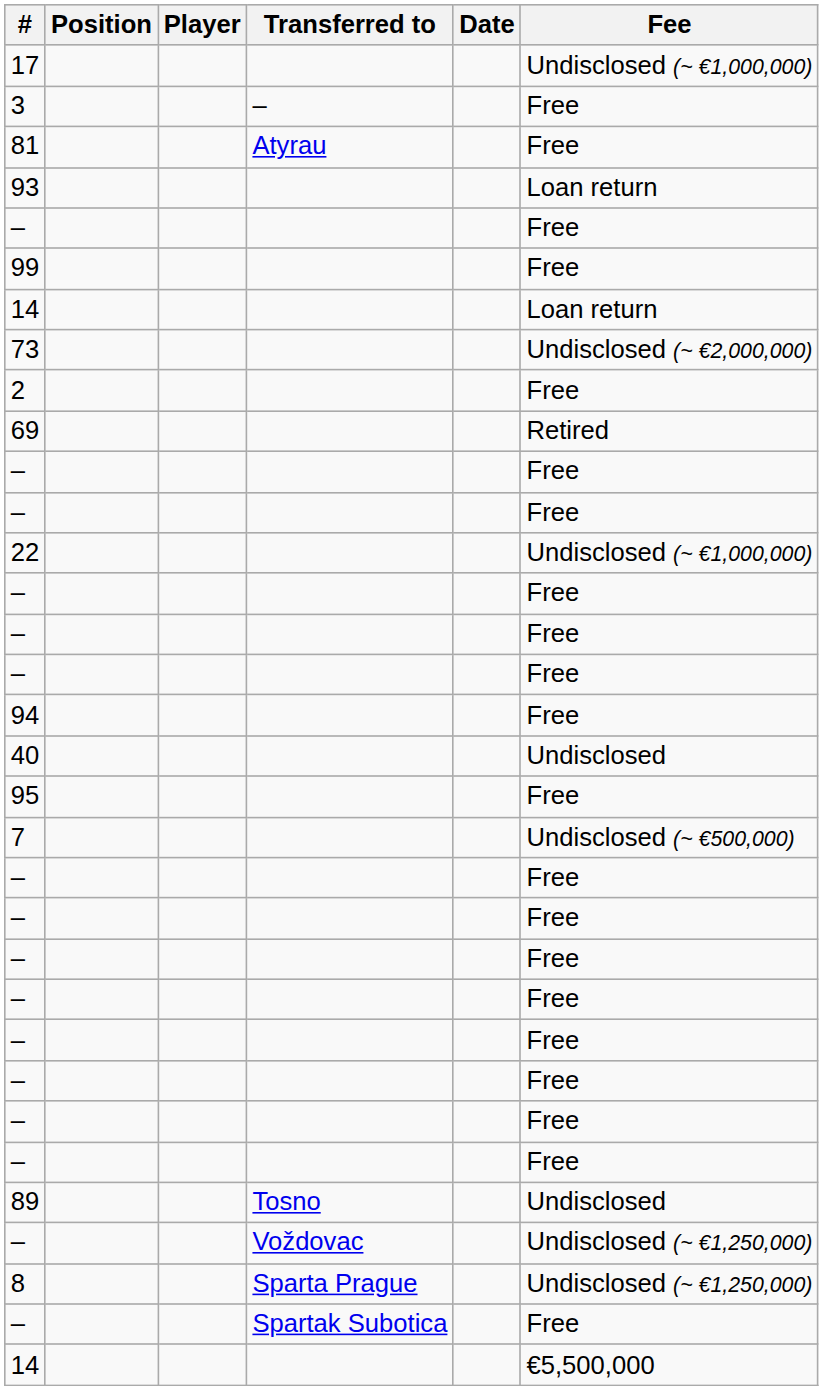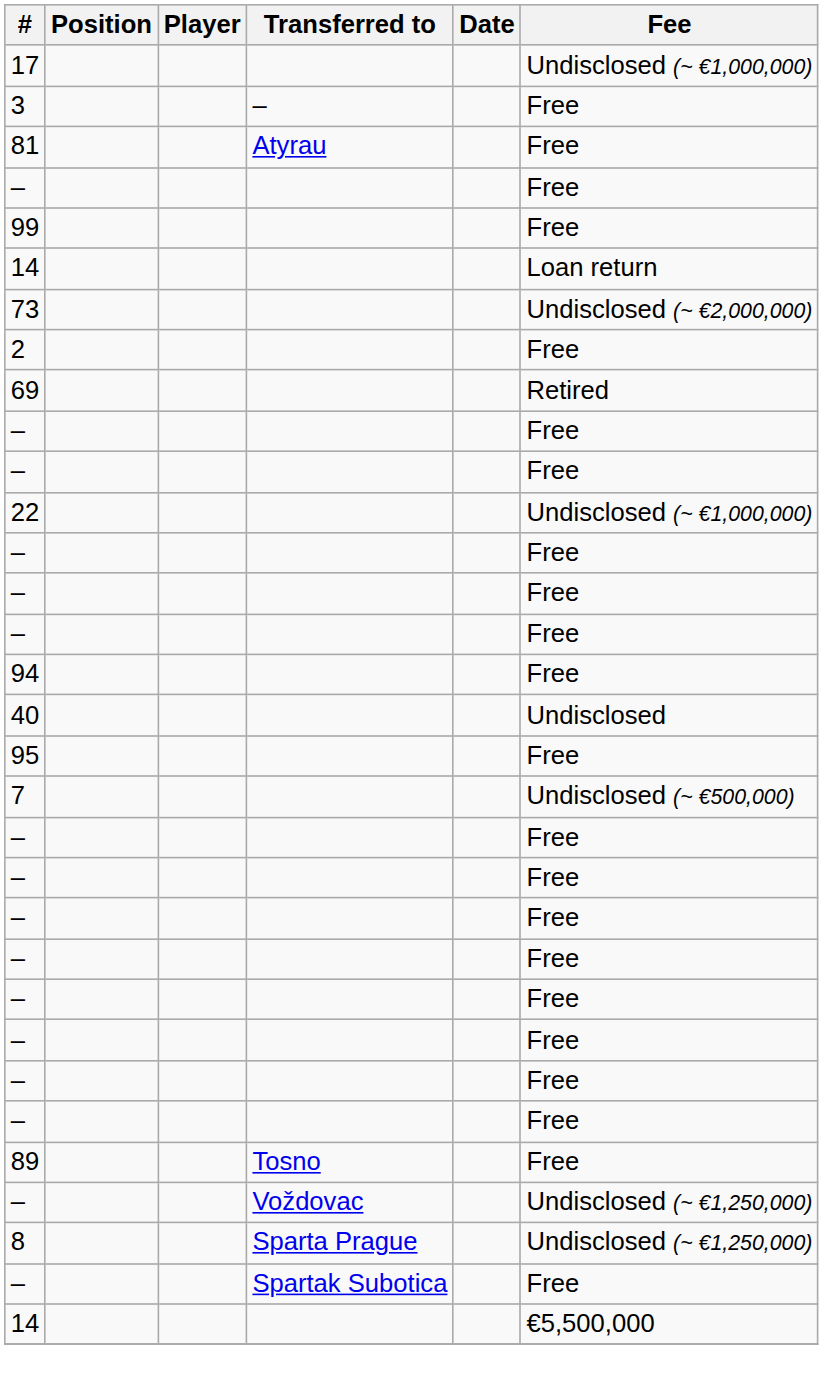- row: (25, 187)
(596, 1202) Undisclosed -> (553, 1161) Free
